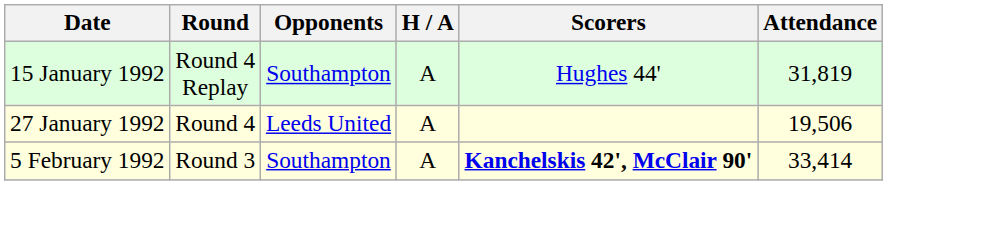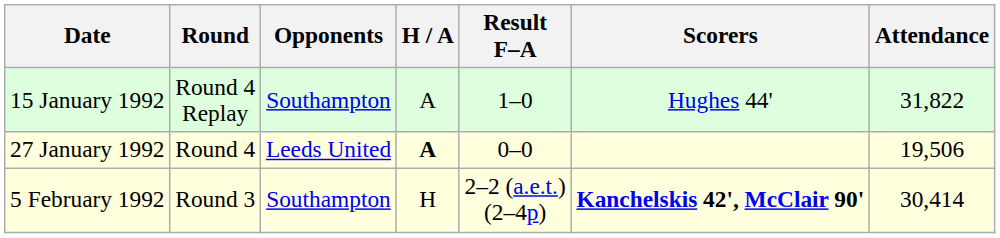+ column: (515, 36)
(820, 73) 31,819 -> (932, 99) 31,822
(428, 123) normal -> (428, 149) bold
(428, 160) A -> (428, 199) H
(820, 160) 33,414 -> (932, 199) 30,414
